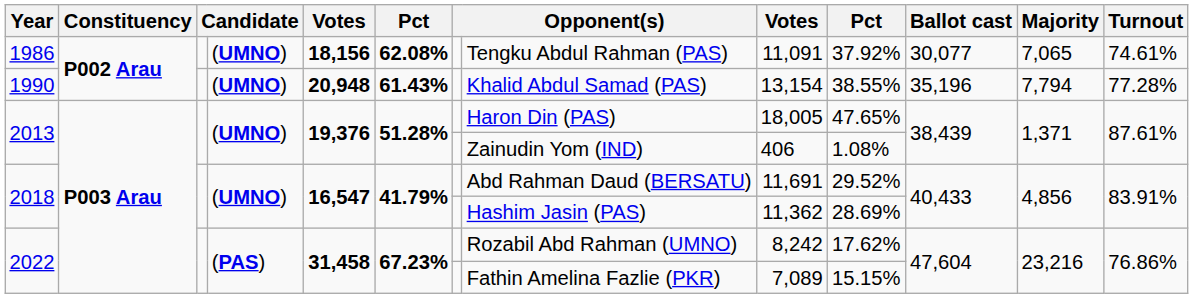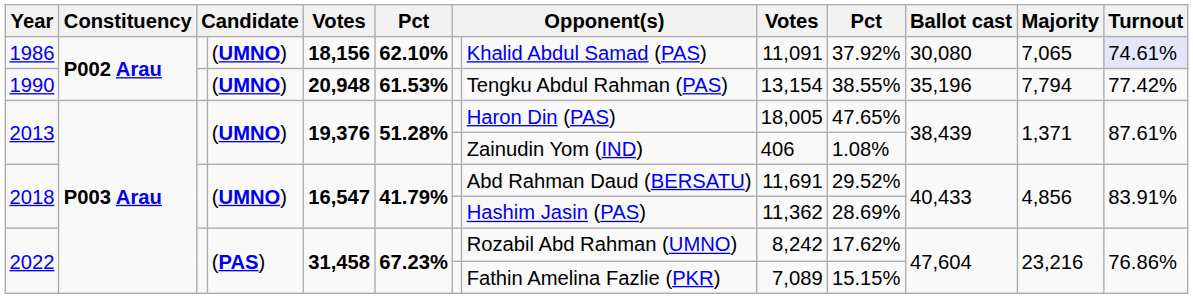(414, 53) 62.08% -> (414, 53) 62.10%
(597, 53) Tengku Abdul Rahman (PAS) -> (587, 53) Khalid Abdul Samad (PAS)
(941, 53) 30,077 -> (941, 53) 30,080
(1143, 53) no background -> (1143, 53) lavender background
(414, 85) 61.43% -> (414, 85) 61.53%
(587, 85) Khalid Abdul Samad (PAS) -> (597, 85) Tengku Abdul Rahman (PAS)
(1143, 85) 77.28% -> (1143, 85) 77.42%
